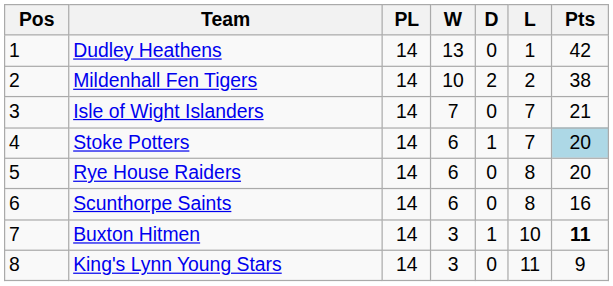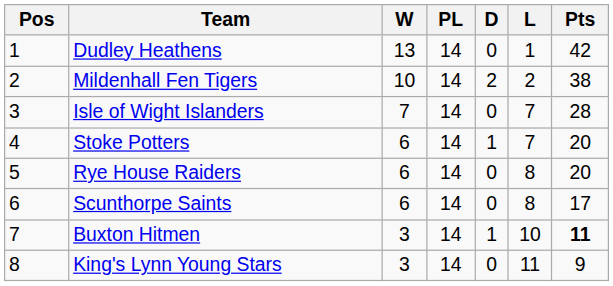columns swapped: (407, 19) <-> (453, 19)
(580, 111) 21 -> (580, 111) 28
(580, 142) lightblue background -> (580, 142) no background
(580, 204) 16 -> (580, 204) 17
